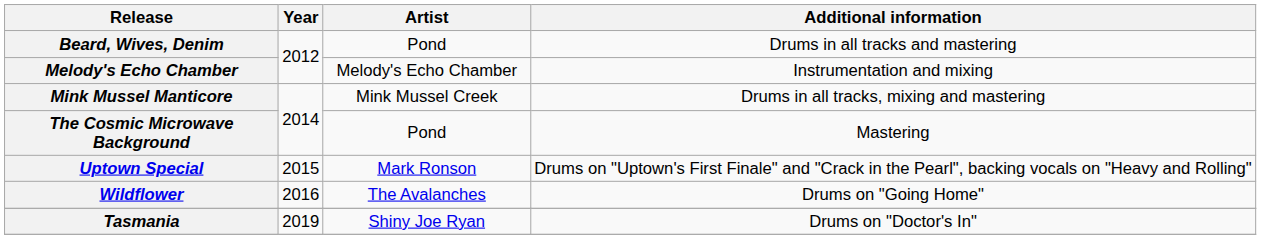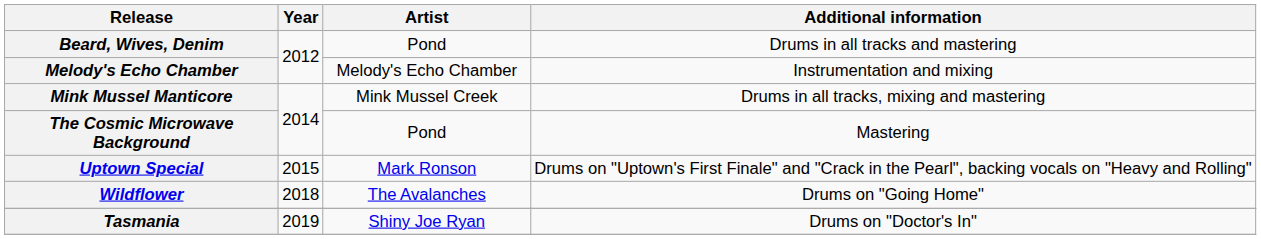(301, 194) 2016 -> (301, 194) 2018
